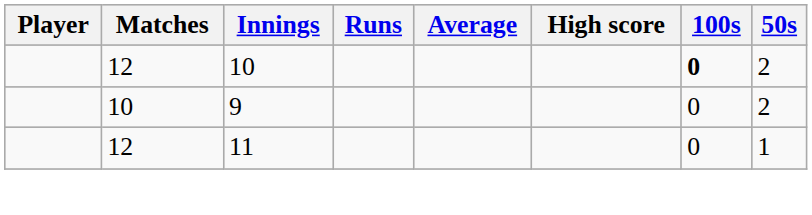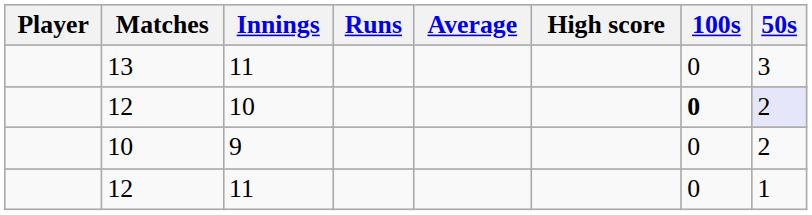+ row: (120, 65)
(764, 65) no background -> (764, 106) lavender background
